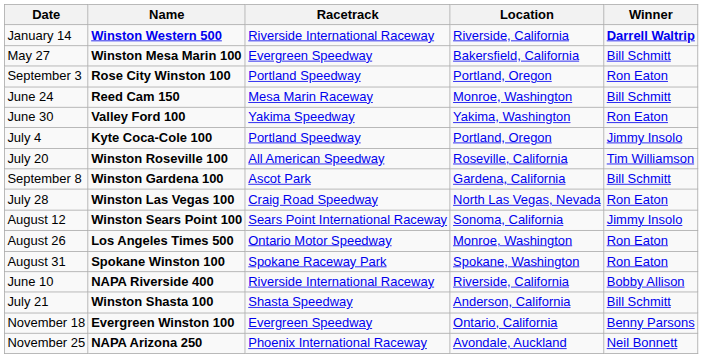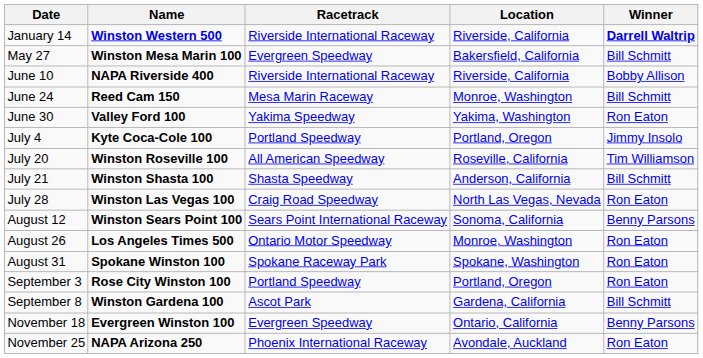rows swapped: (30, 281) <-> (44, 76)
rows swapped: (28, 302) <-> (44, 179)
(645, 220) Jimmy Insolo -> (651, 220) Benny Parsons
(642, 343) Neil Bonnett -> (637, 343) Ron Eaton
